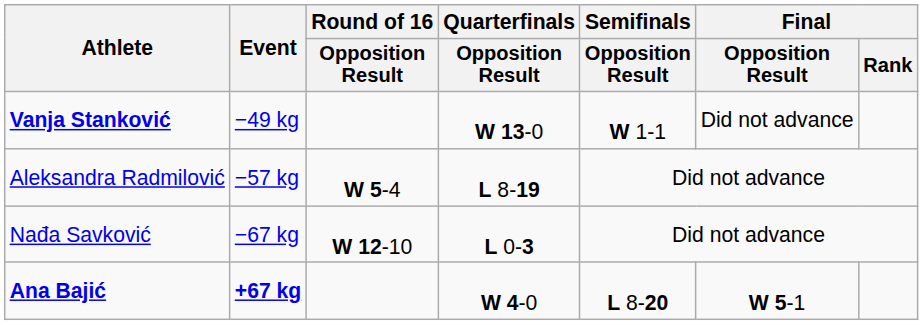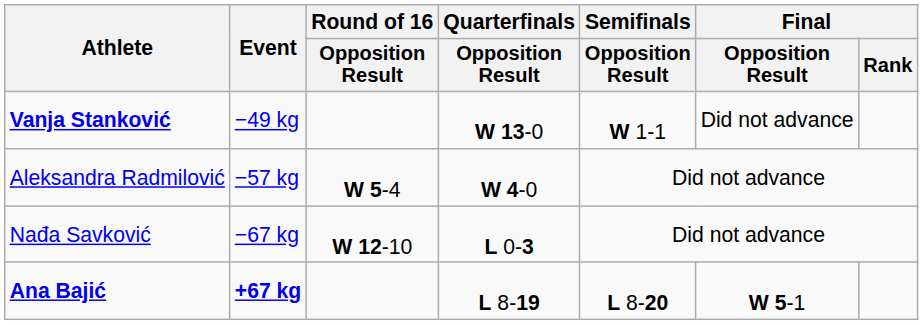(509, 189) L 8-19 -> (509, 189) W 4-0
(509, 303) W 4-0 -> (509, 303) L 8-19
